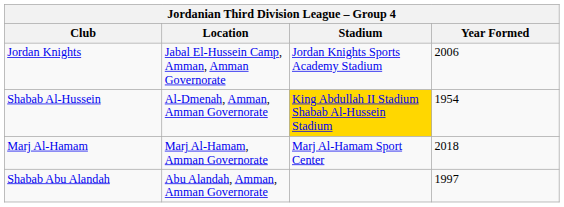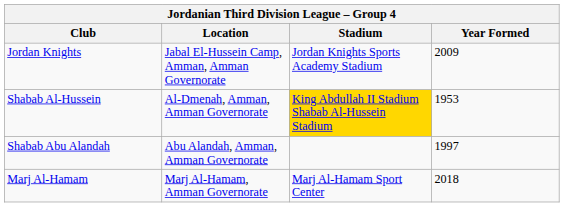(447, 52) 2006 -> (447, 52) 2009
(447, 99) 1954 -> (447, 99) 1953
rows swapped: (48, 146) <-> (59, 178)
